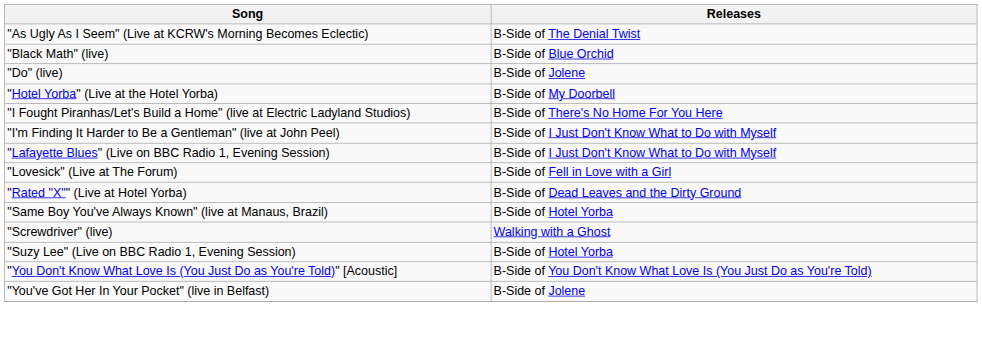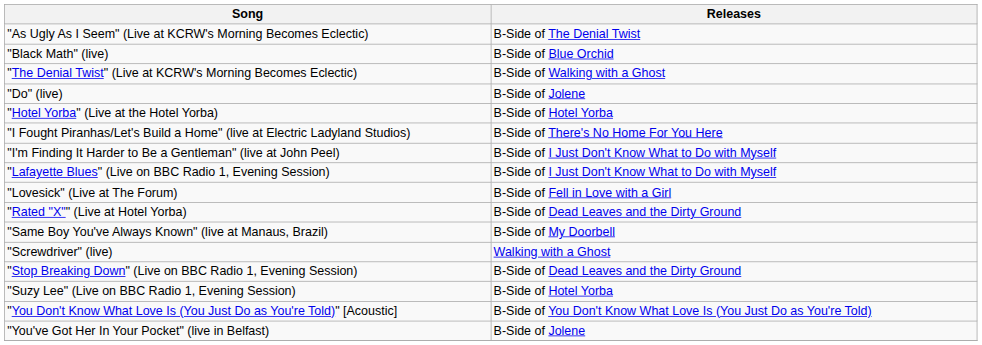+ row: (182, 73)
(554, 93) B-Side of My Doorbell -> (553, 113) B-Side of Hotel Yorba
(553, 212) B-Side of Hotel Yorba -> (554, 232) B-Side of My Doorbell
+ row: (182, 271)
